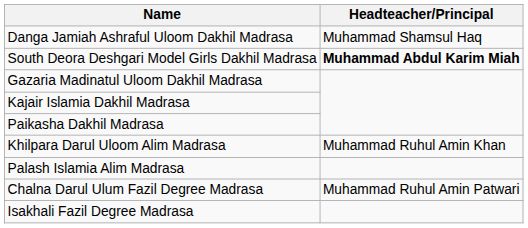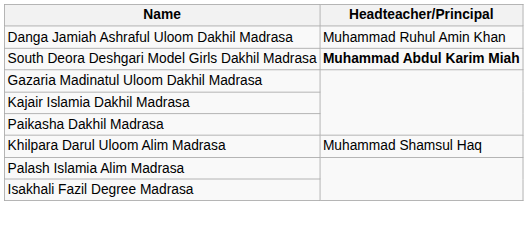(402, 37) Muhammad Shamsul Haq -> (414, 37) Muhammad Ruhul Amin Khan
(414, 146) Muhammad Ruhul Amin Khan -> (402, 146) Muhammad Shamsul Haq
- row: (135, 189)
